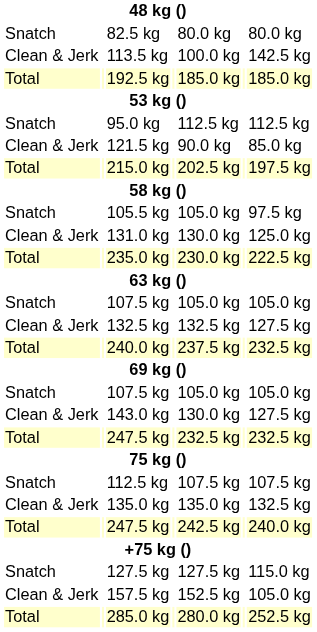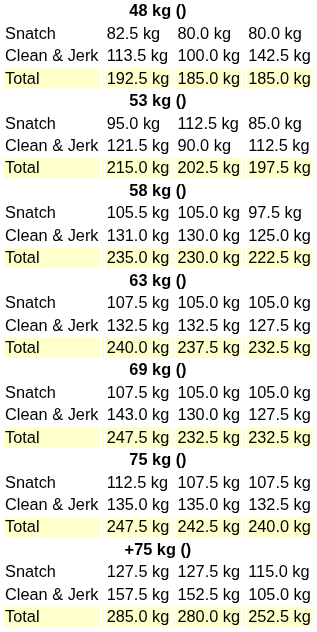(279, 123) 112.5 kg -> (275, 123) 85.0 kg
(275, 145) 85.0 kg -> (279, 145) 112.5 kg
